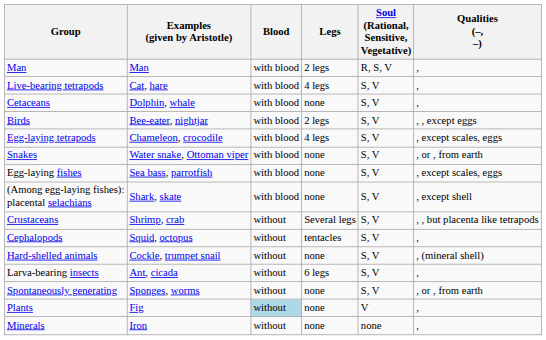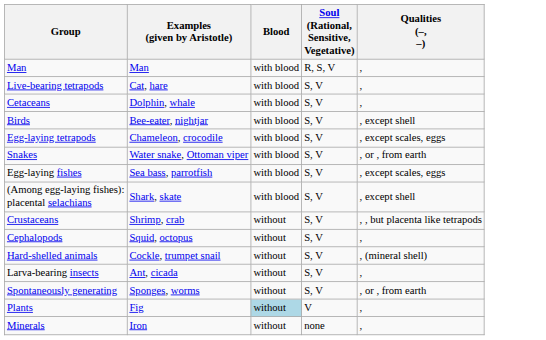- column: (330, 31)
(446, 120) , , except eggs -> (387, 120) , except shell
